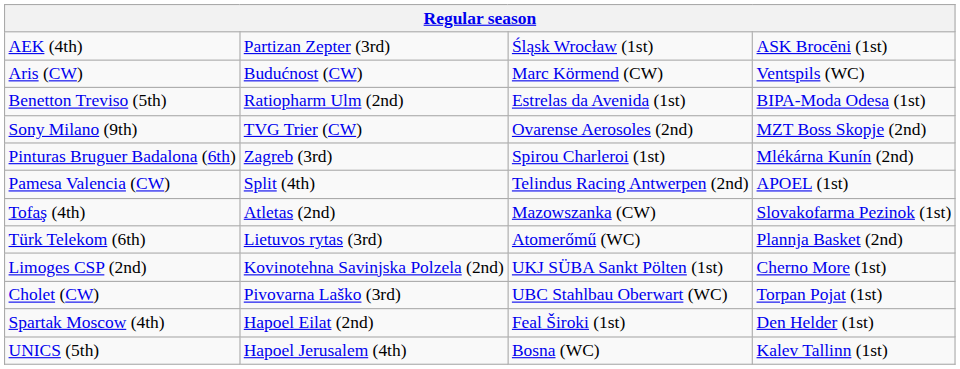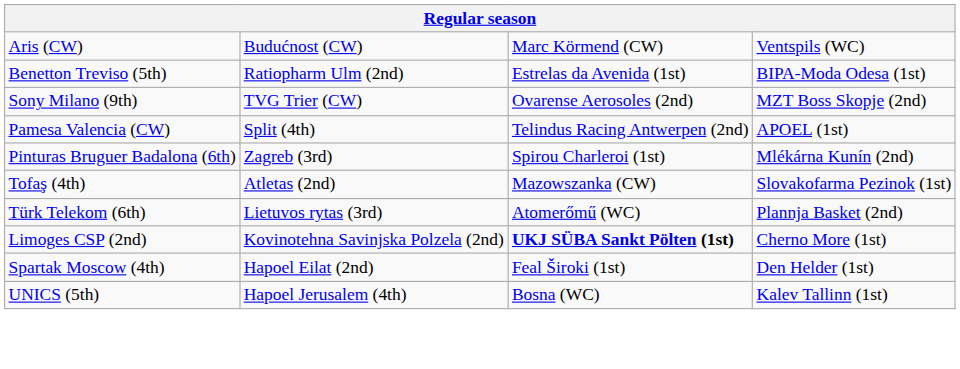- row: (46, 45)
rows swapped: (122, 156) <-> (89, 184)
(618, 267) normal -> (623, 239) bold
- row: (54, 294)
